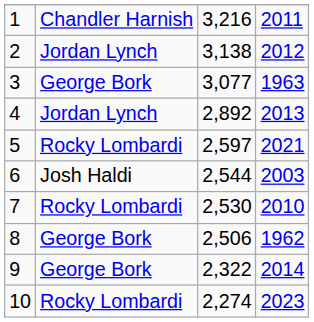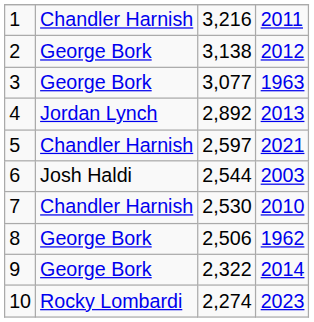(99, 51) Jordan Lynch -> (96, 51) George Bork
(111, 144) Rocky Lombardi -> (117, 144) Chandler Harnish
(111, 207) Rocky Lombardi -> (117, 207) Chandler Harnish
